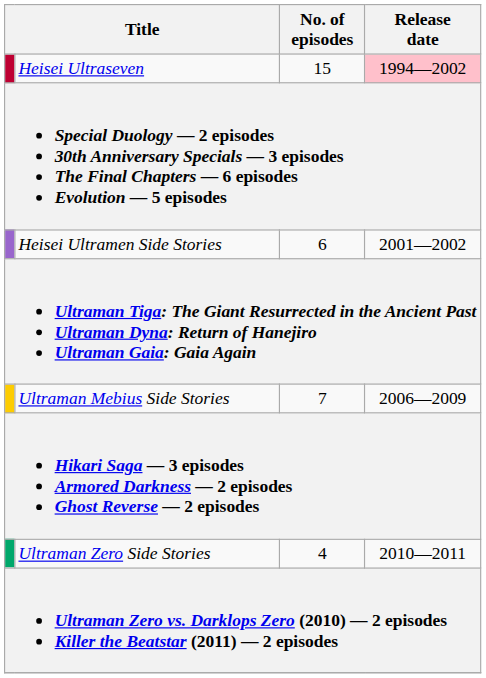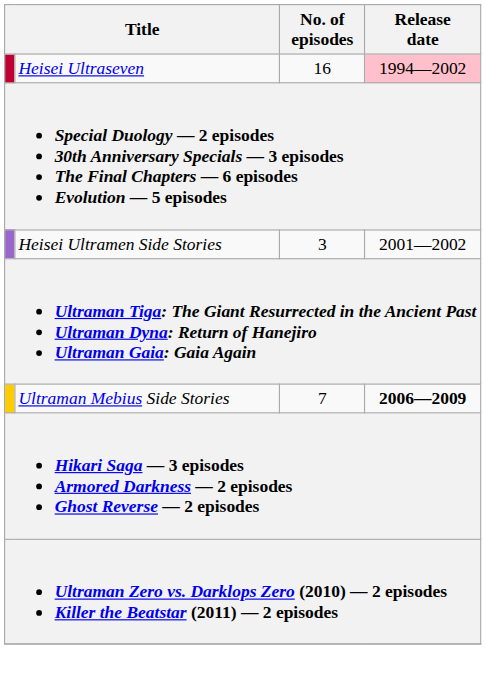(322, 68) 15 -> (322, 68) 16
(322, 243) 6 -> (322, 243) 3
(423, 398) normal -> (423, 398) bold
- row: (114, 553)
